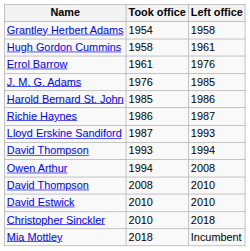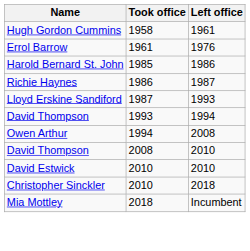- row: (65, 30)
- row: (44, 82)
